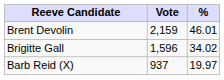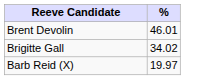- column: (167, 13)
